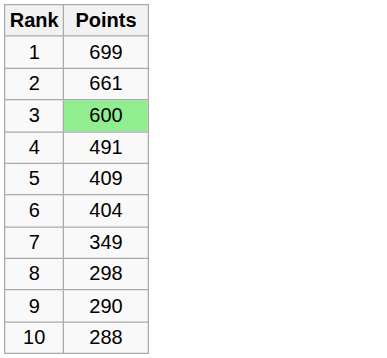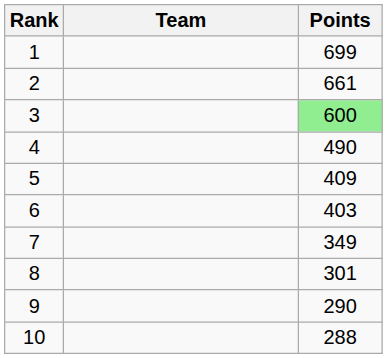+ column: (181, 20)
(106, 147) 491 -> (340, 147) 490
(106, 210) 404 -> (340, 210) 403
(106, 274) 298 -> (340, 274) 301
